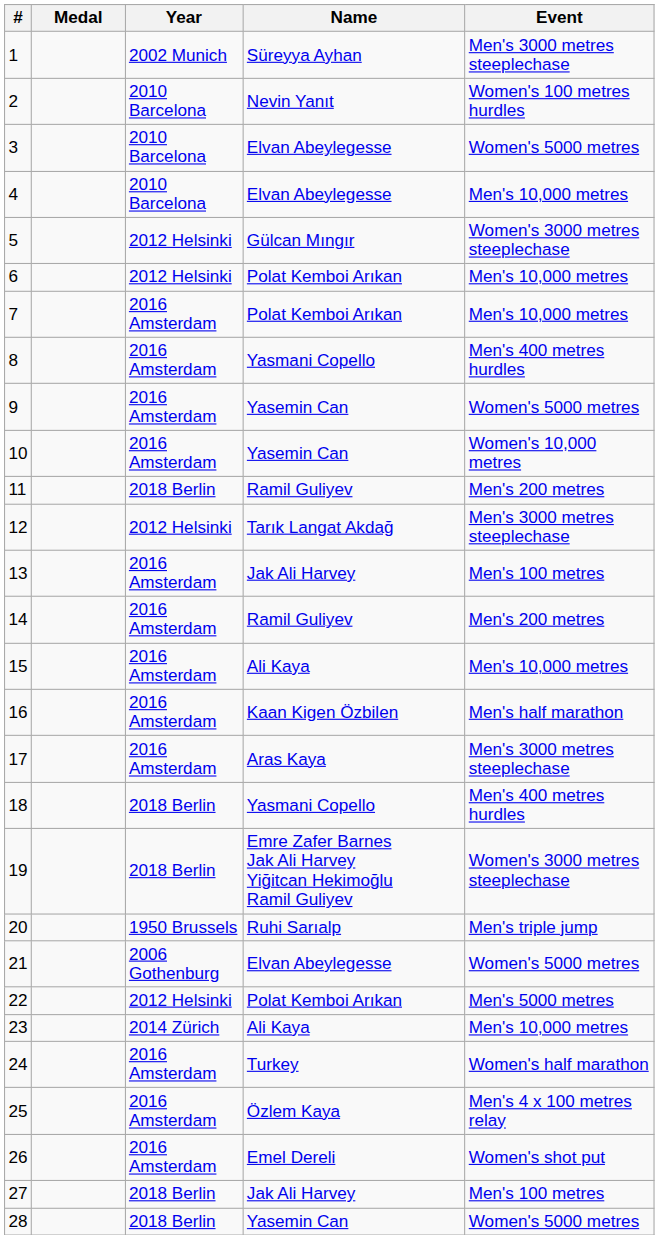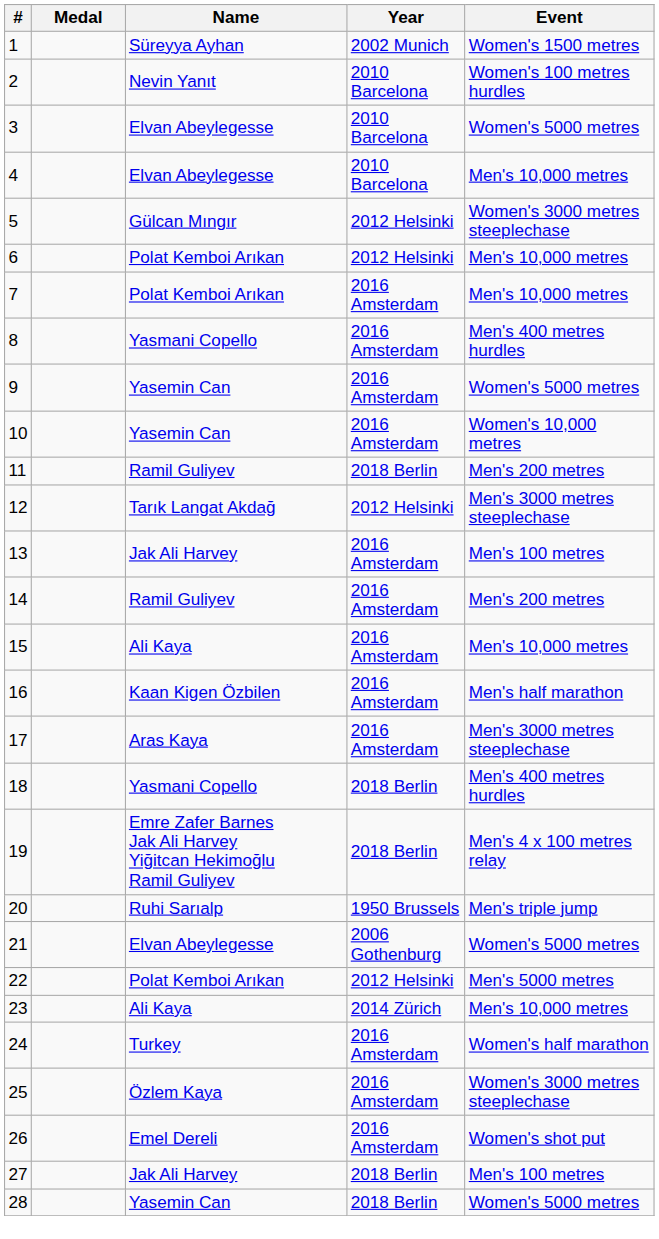columns swapped: (354, 18) <-> (184, 18)
(541, 54) Men's 3000 metres steeplechase -> (554, 45) Women's 1500 metres
(554, 870) Women's 3000 metres steeplechase -> (550, 851) Men's 4 x 100 metres relay
(550, 1110) Men's 4 x 100 metres relay -> (554, 1091) Women's 3000 metres steeplechase
